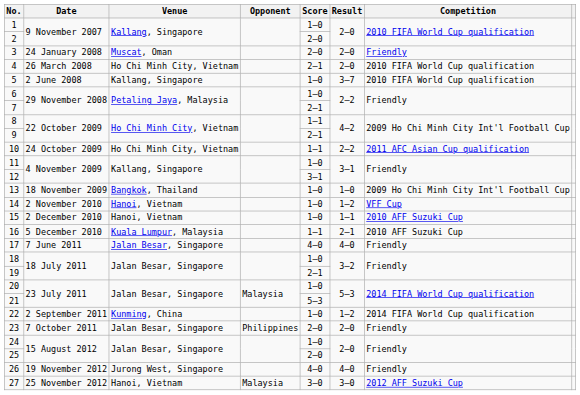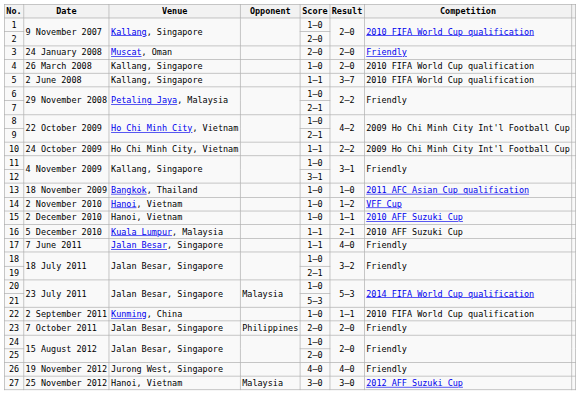(175, 66) Ho Chi Minh City, Vietnam -> (157, 66) Kallang, Singapore
(315, 66) 2–1 -> (315, 66) 1–0
(315, 80) 1–0 -> (315, 80) 1–1
(315, 121) 1–1 -> (315, 121) 1–0
(448, 149) 2011 AFC Asian Cup qualification -> (468, 149) 2009 Ho Chi Minh City Int'l Football Cup
(468, 190) 2009 Ho Chi Minh City Int'l Football Cup -> (448, 190) 2011 AFC Asian Cup qualification
(315, 245) 4–0 -> (315, 245) 1–1
(347, 314) 1–2 -> (347, 314) 1–1
(450, 314) 2014 FIFA World Cup qualification -> (450, 314) 2010 FIFA World Cup qualification
